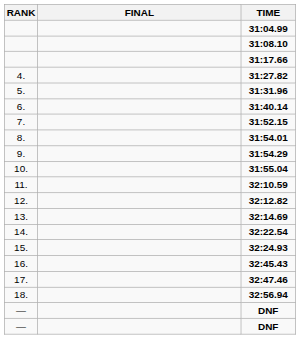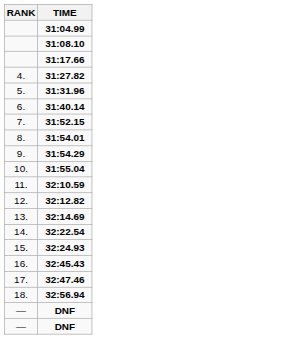- column: (139, 13)
